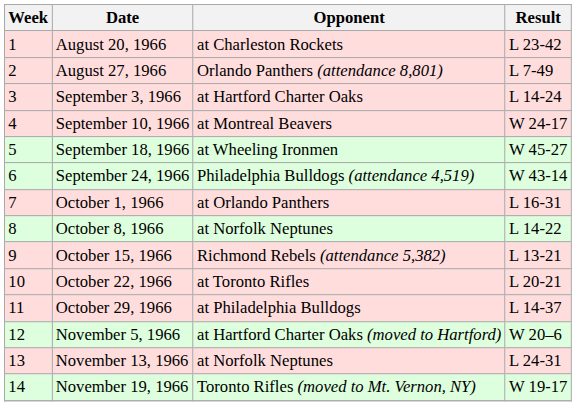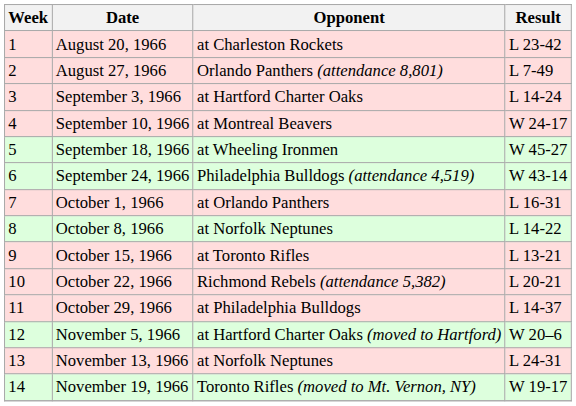(321, 255) Richmond Rebels (attendance 5,382) -> (253, 255) at Toronto Rifles
(253, 281) at Toronto Rifles -> (321, 281) Richmond Rebels (attendance 5,382)
